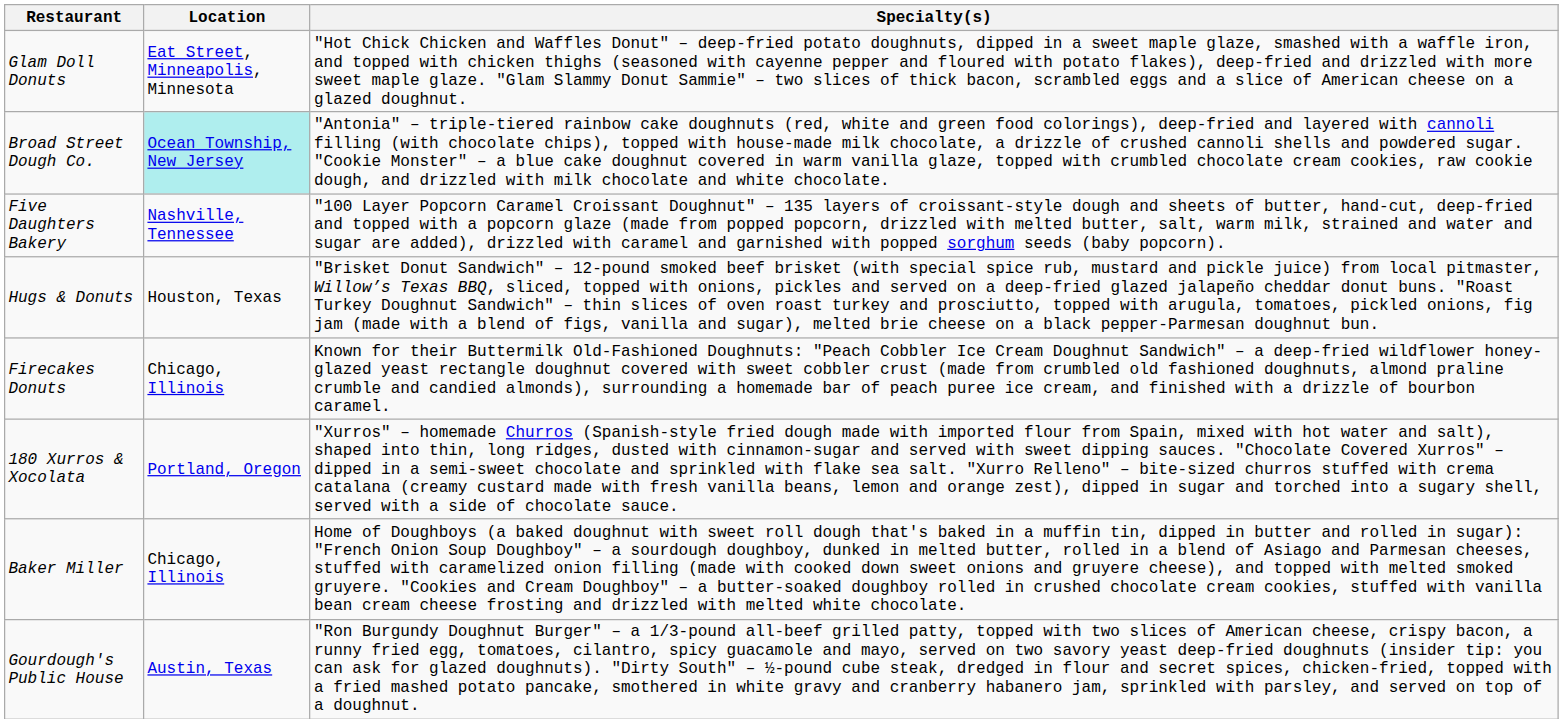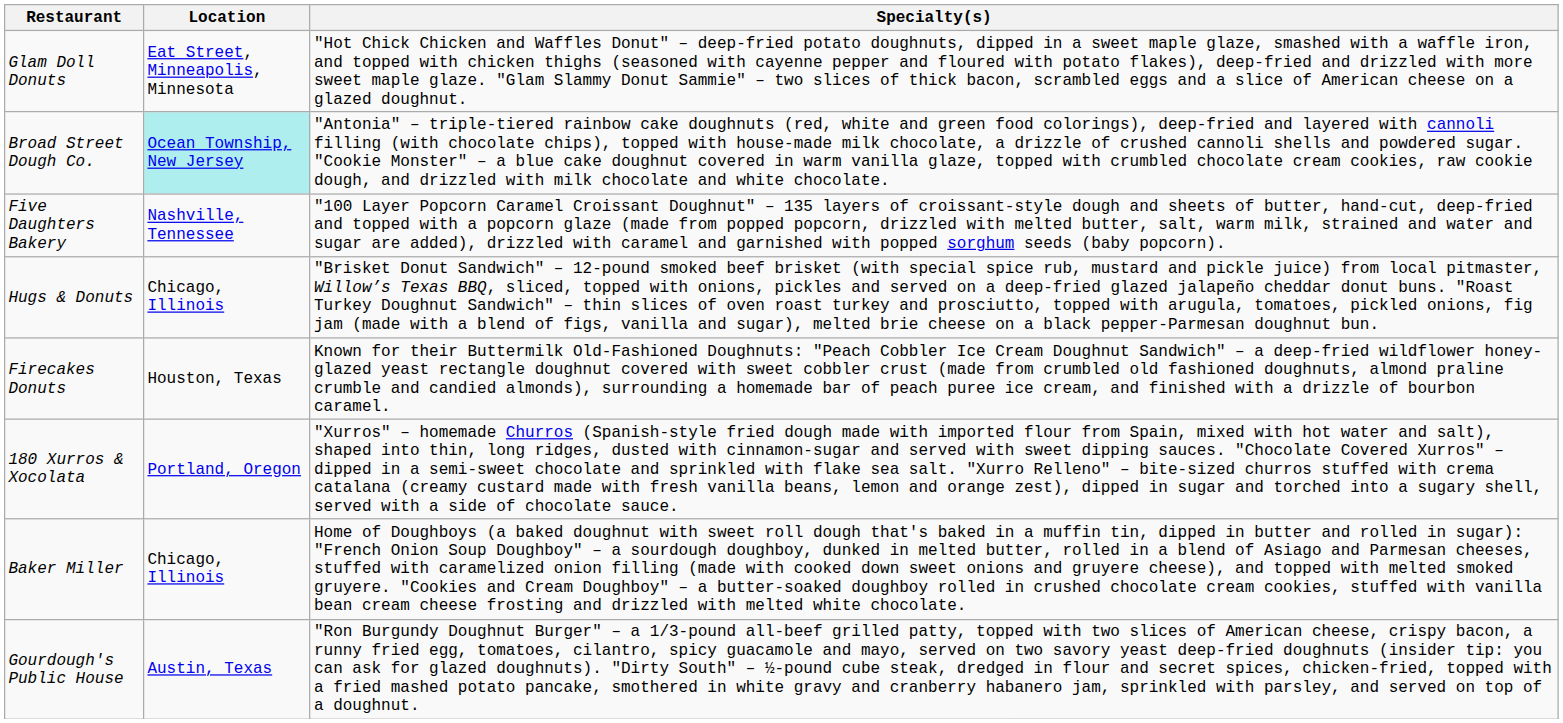(215, 297) Houston, Texas -> (186, 297) Chicago, Illinois
(186, 379) Chicago, Illinois -> (215, 379) Houston, Texas
